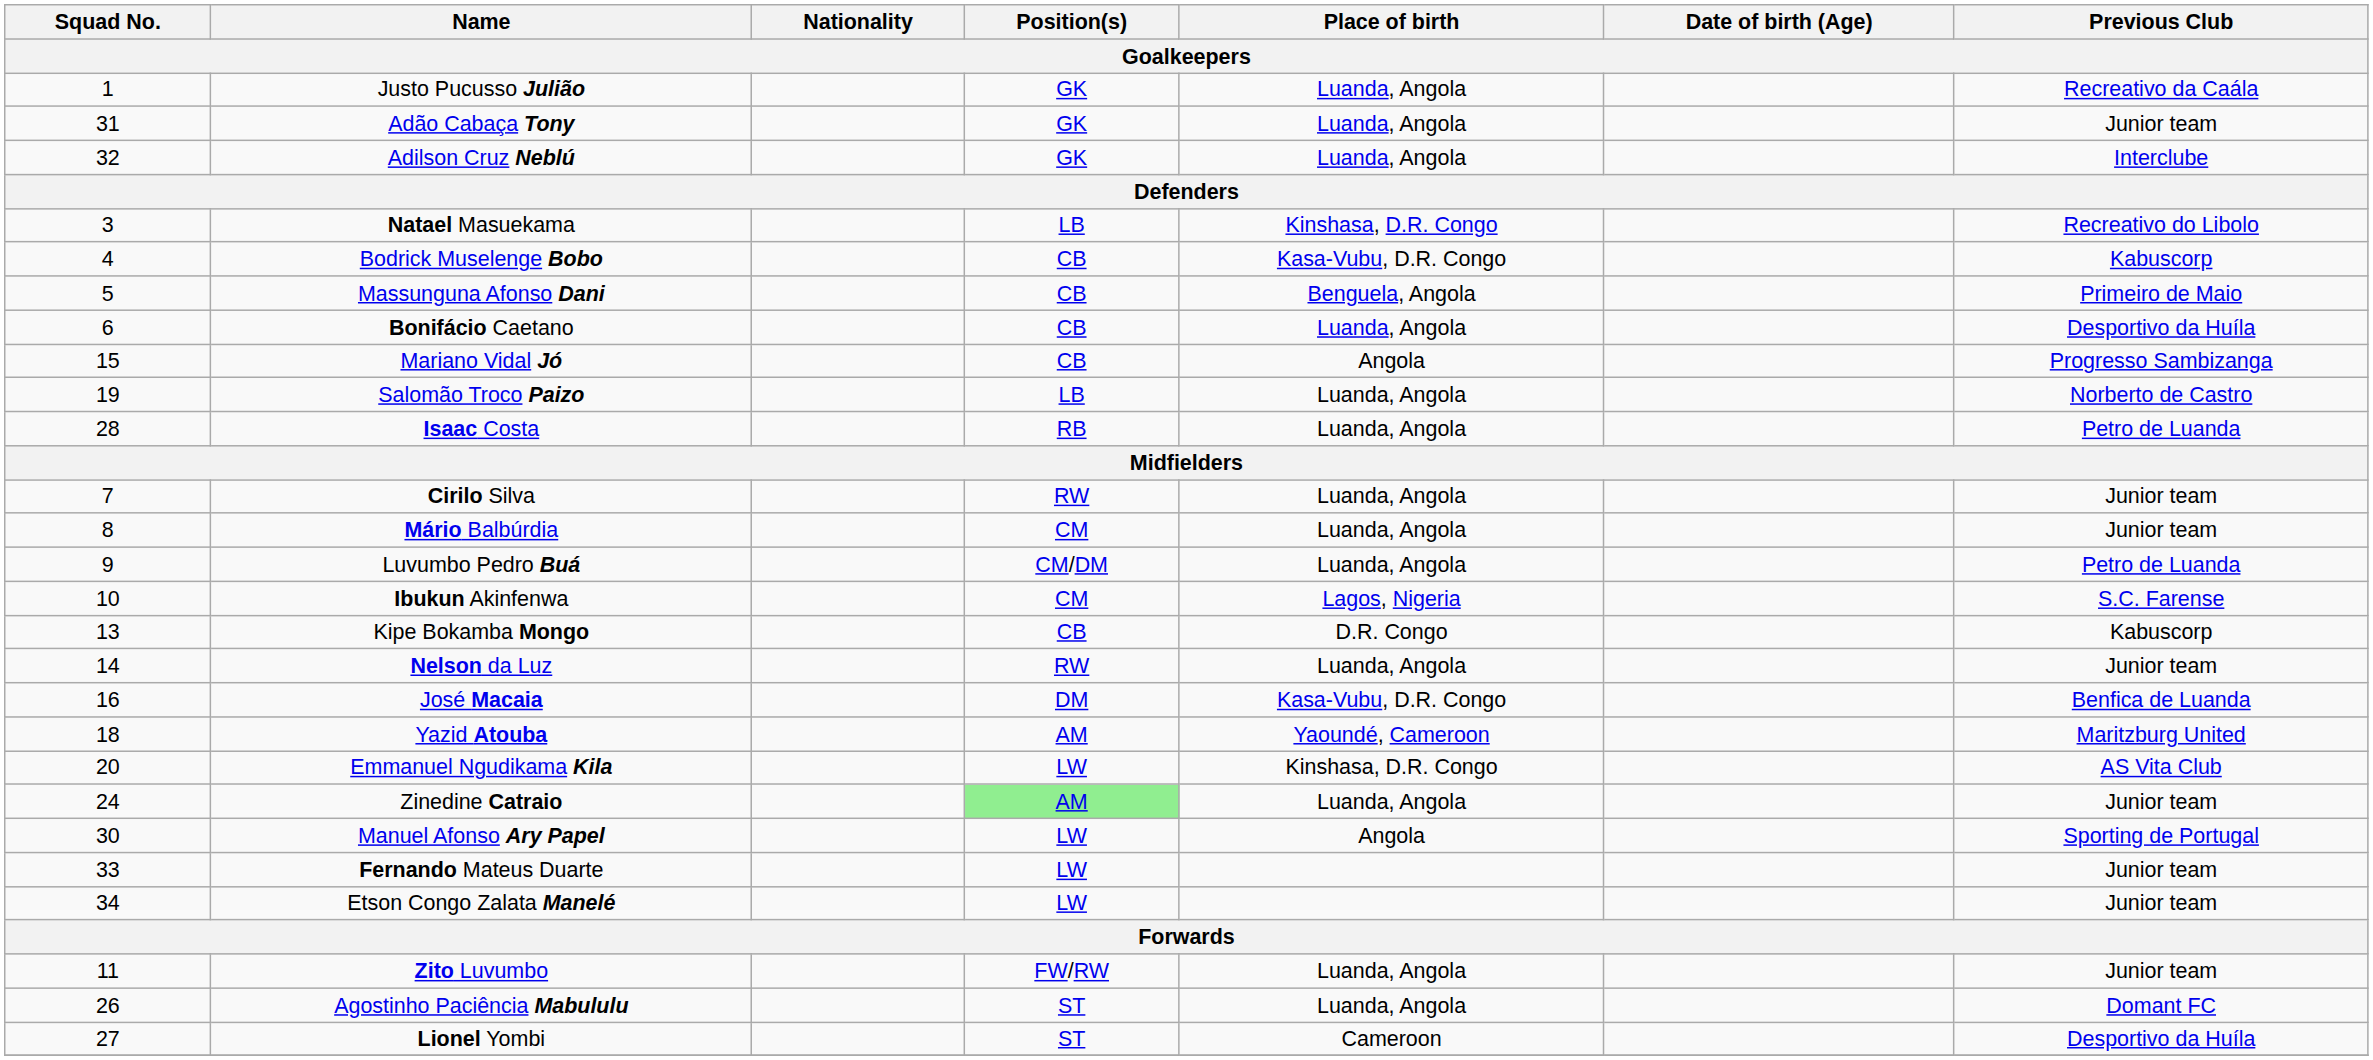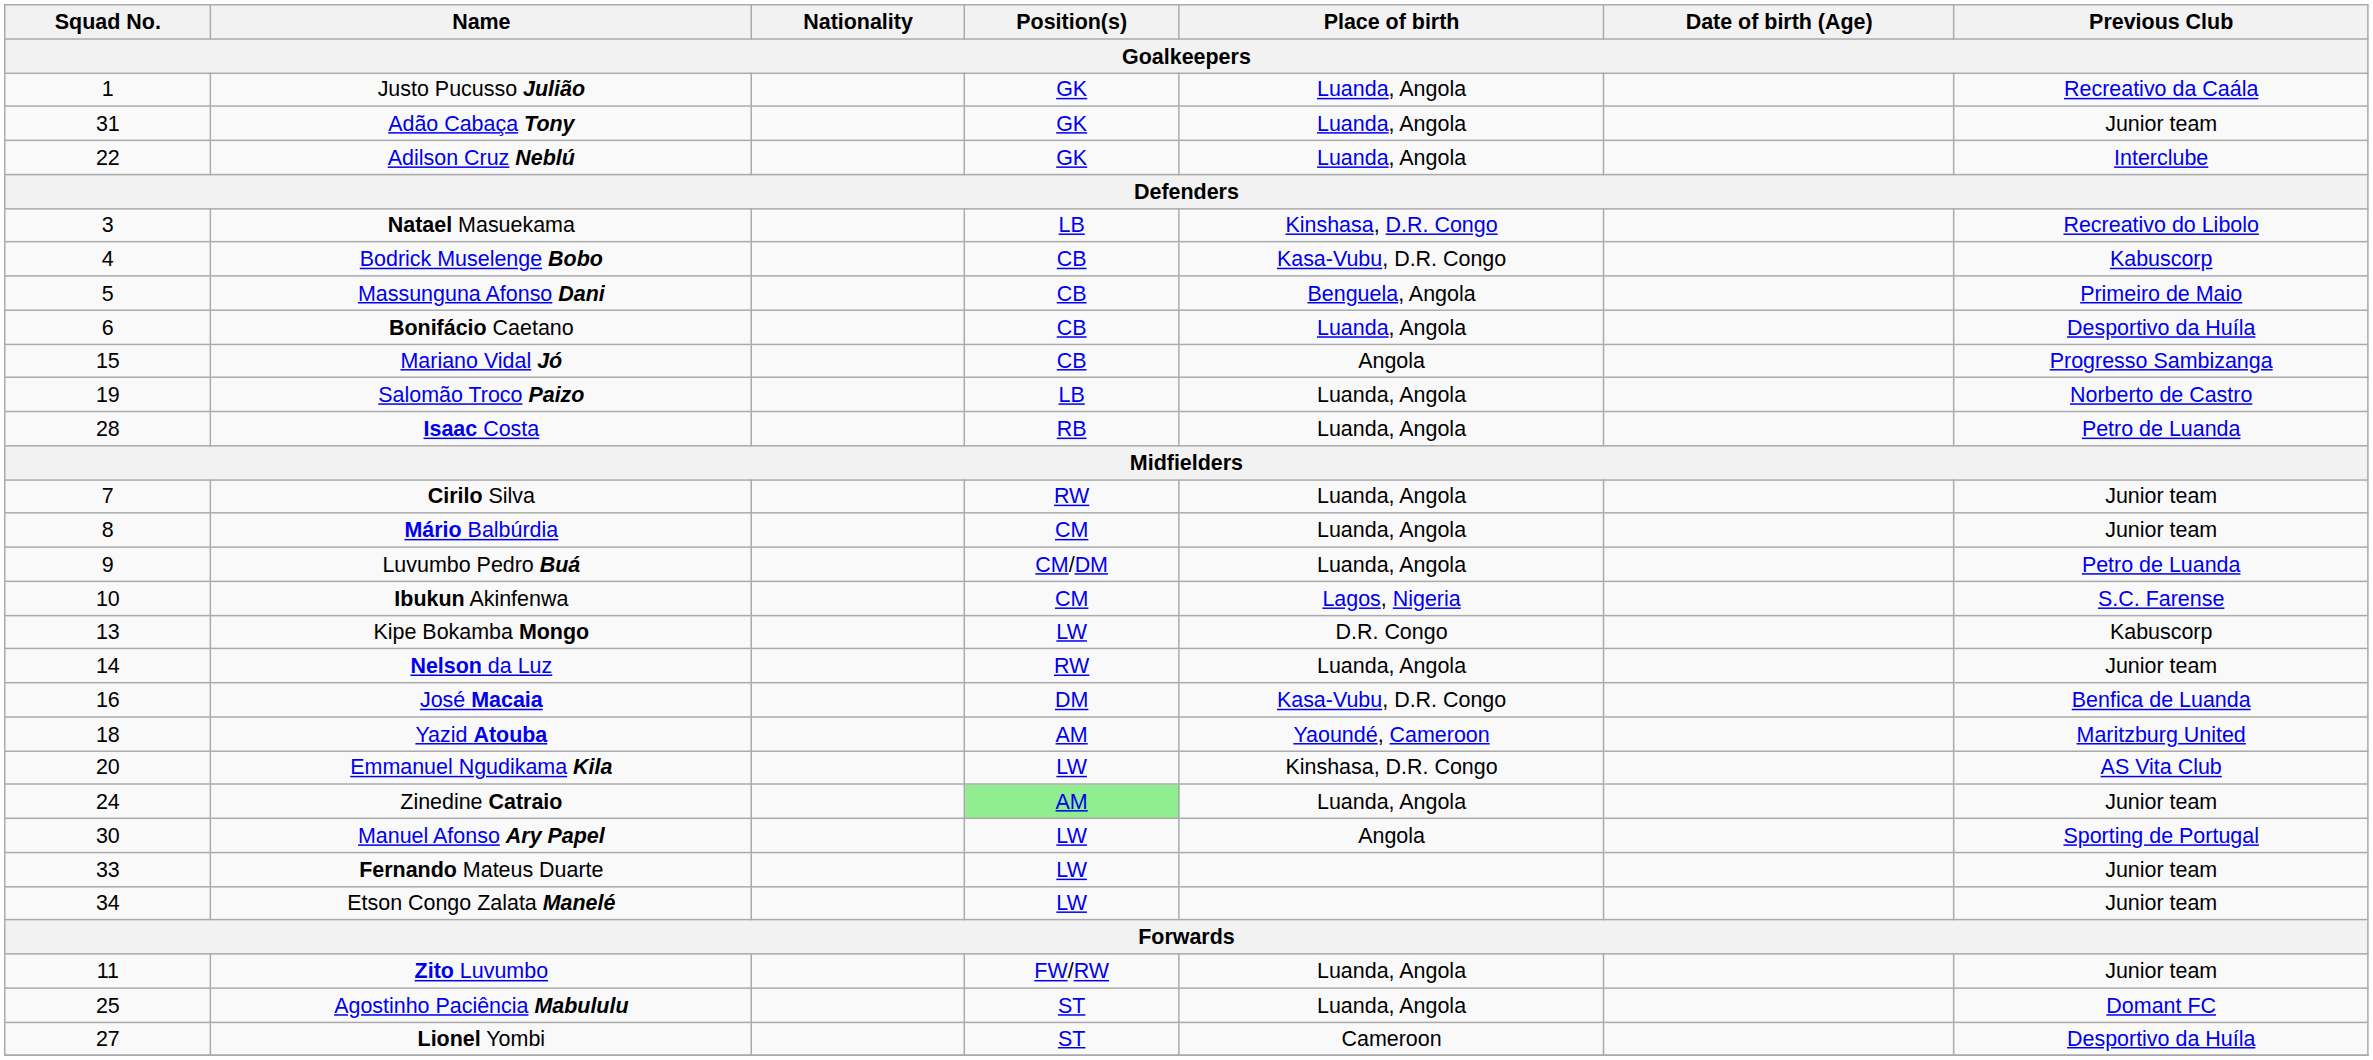(108, 158) 32 -> (108, 158) 22
(1072, 632) CB -> (1072, 632) LW
(108, 1005) 26 -> (108, 1005) 25
